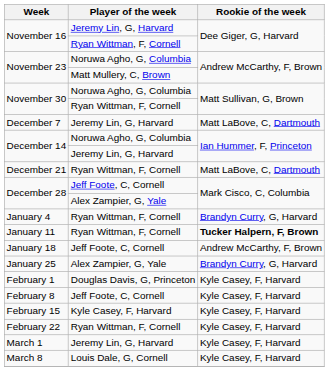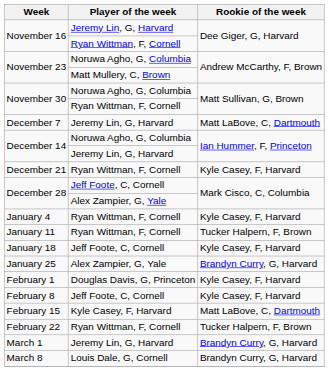(260, 169) Matt LaBove, C, Dartmouth -> (250, 169) Kyle Casey, F, Harvard
(259, 216) Brandyn Curry, G, Harvard -> (250, 216) Kyle Casey, F, Harvard
(259, 232) bold -> (256, 232) normal
(261, 248) Andrew McCarthy, F, Brown -> (250, 248) Kyle Casey, F, Harvard
(250, 311) Kyle Casey, F, Harvard -> (260, 311) Matt LaBove, C, Dartmouth
(250, 327) Kyle Casey, F, Harvard -> (256, 327) Tucker Halpern, F, Brown
(250, 342) Kyle Casey, F, Harvard -> (259, 342) Brandyn Curry, G, Harvard
(250, 358) Kyle Casey, F, Harvard -> (259, 358) Brandyn Curry, G, Harvard
